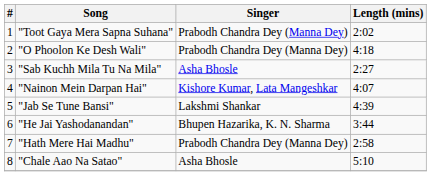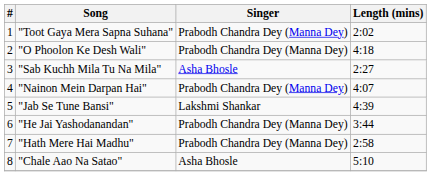(258, 87) Kishore Kumar, Lata Mangeshkar -> (263, 87) Prabodh Chandra Dey (Manna Dey)
(254, 124) Bhupen Hazarika, K. N. Sharma -> (263, 124) Prabodh Chandra Dey (Manna Dey)
